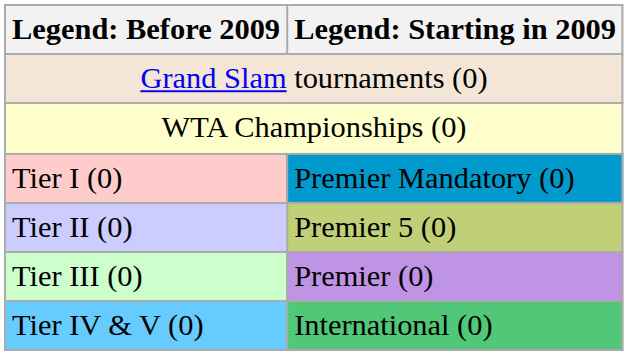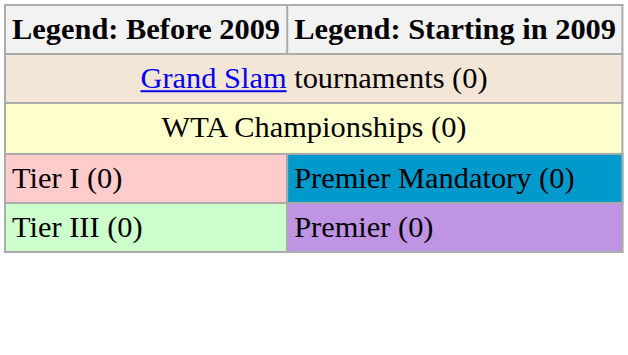- row: (72, 226)
- row: (108, 324)
